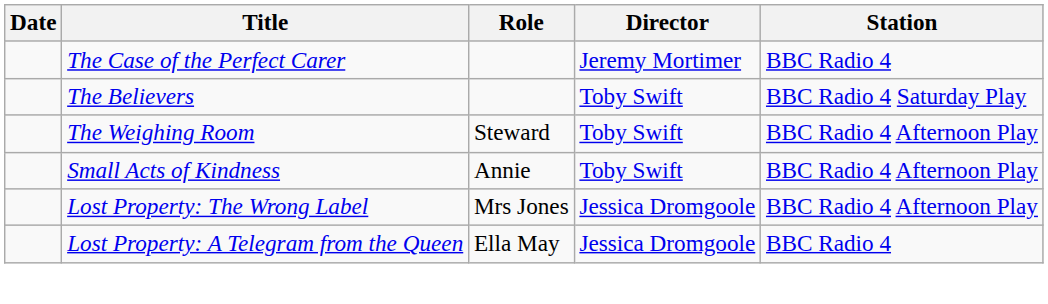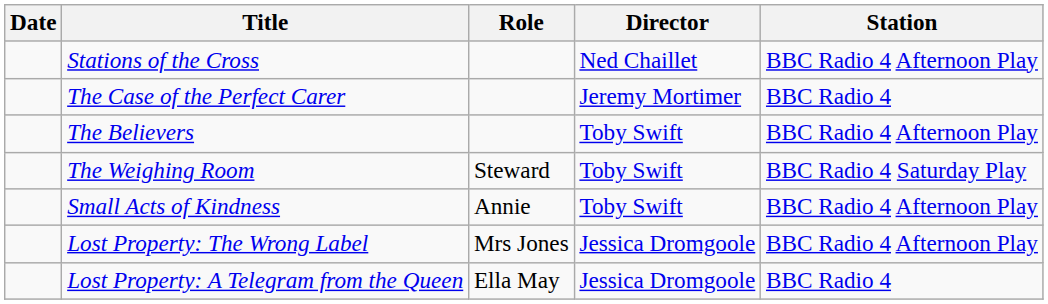+ row: (163, 59)
(896, 96) BBC Radio 4 Saturday Play -> (902, 133) BBC Radio 4 Afternoon Play
(902, 133) BBC Radio 4 Afternoon Play -> (896, 170) BBC Radio 4 Saturday Play
